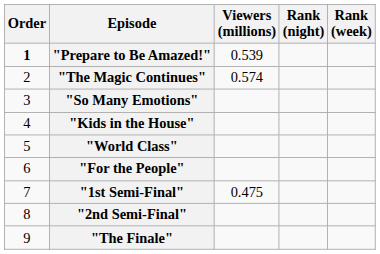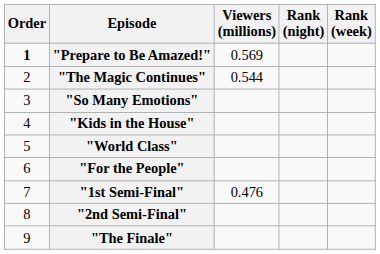(247, 54) 0.539 -> (247, 54) 0.569
(247, 77) 0.574 -> (247, 77) 0.544
(247, 191) 0.475 -> (247, 191) 0.476
